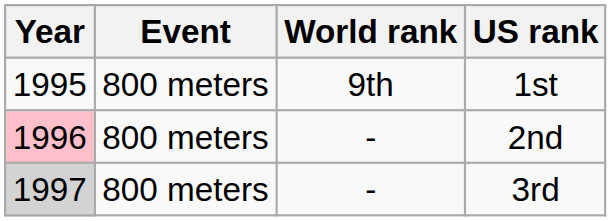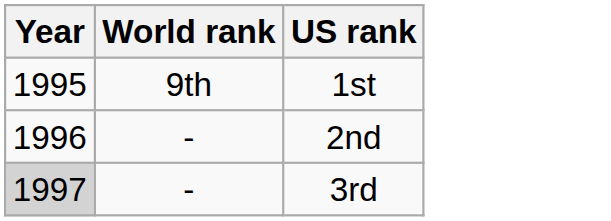- column: (186, 32)
(50, 137) pink background -> (50, 137) no background
